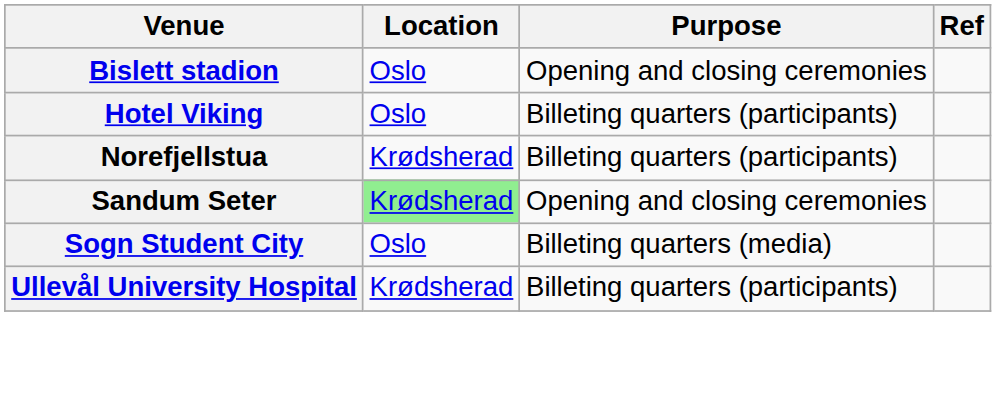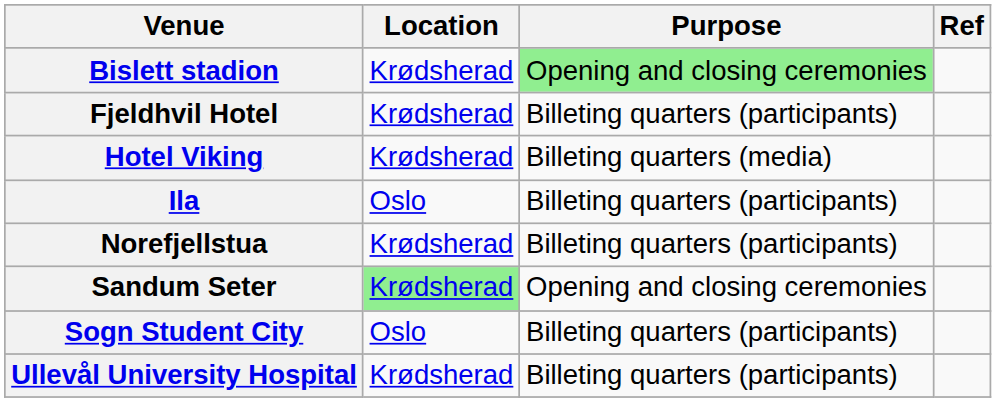(398, 69) Oslo -> (441, 69) Krødsherad
(726, 69) no background -> (726, 69) lightgreen background
+ row: (184, 113)
(398, 113) Oslo -> (441, 157) Krødsherad
(712, 113) Billeting quarters (participants) -> (679, 157) Billeting quarters (media)
+ row: (184, 200)
(679, 244) Billeting quarters (media) -> (712, 331) Billeting quarters (participants)
